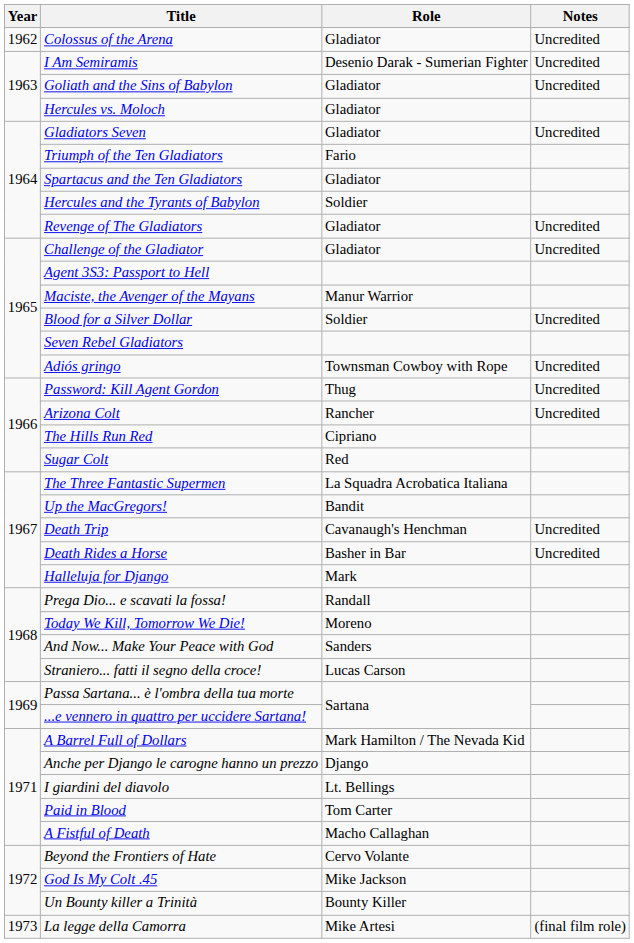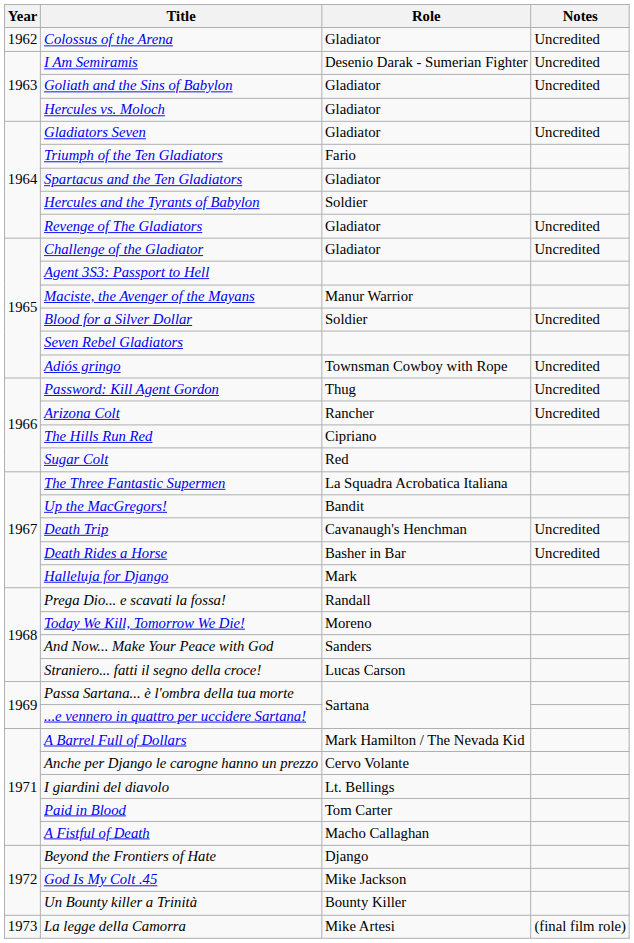(347, 763) Django -> (367, 763) Cervo Volante
(367, 856) Cervo Volante -> (347, 856) Django
